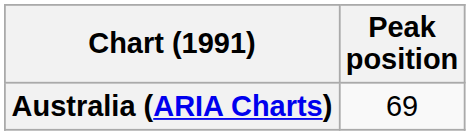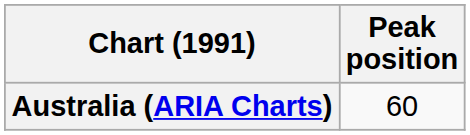(402, 105) 69 -> (402, 105) 60
